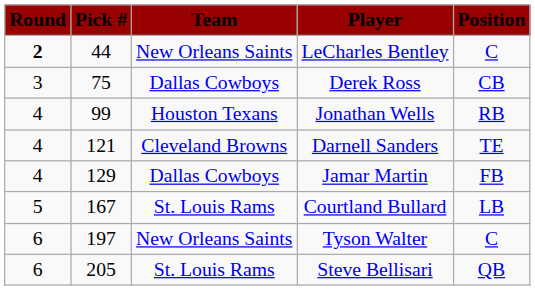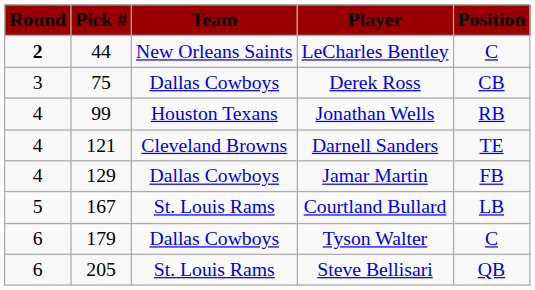(101, 238) 197 -> (101, 238) 179
(214, 238) New Orleans Saints -> (214, 238) Dallas Cowboys
